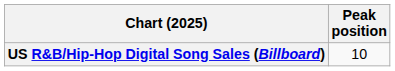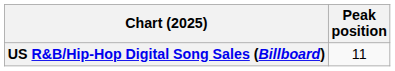(359, 54) 10 -> (359, 54) 11
